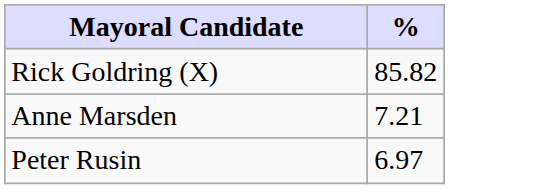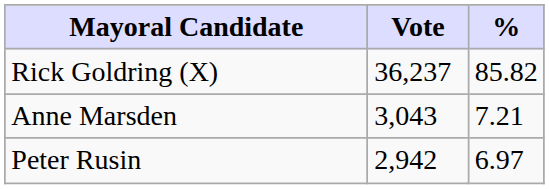+ column: (418, 26)
